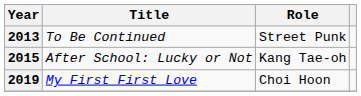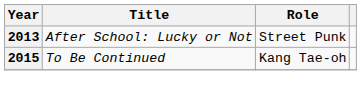(106, 37) To Be Continued -> (149, 37) After School: Lucky or Not
(149, 59) After School: Lucky or Not -> (106, 59) To Be Continued
- row: (24, 80)
